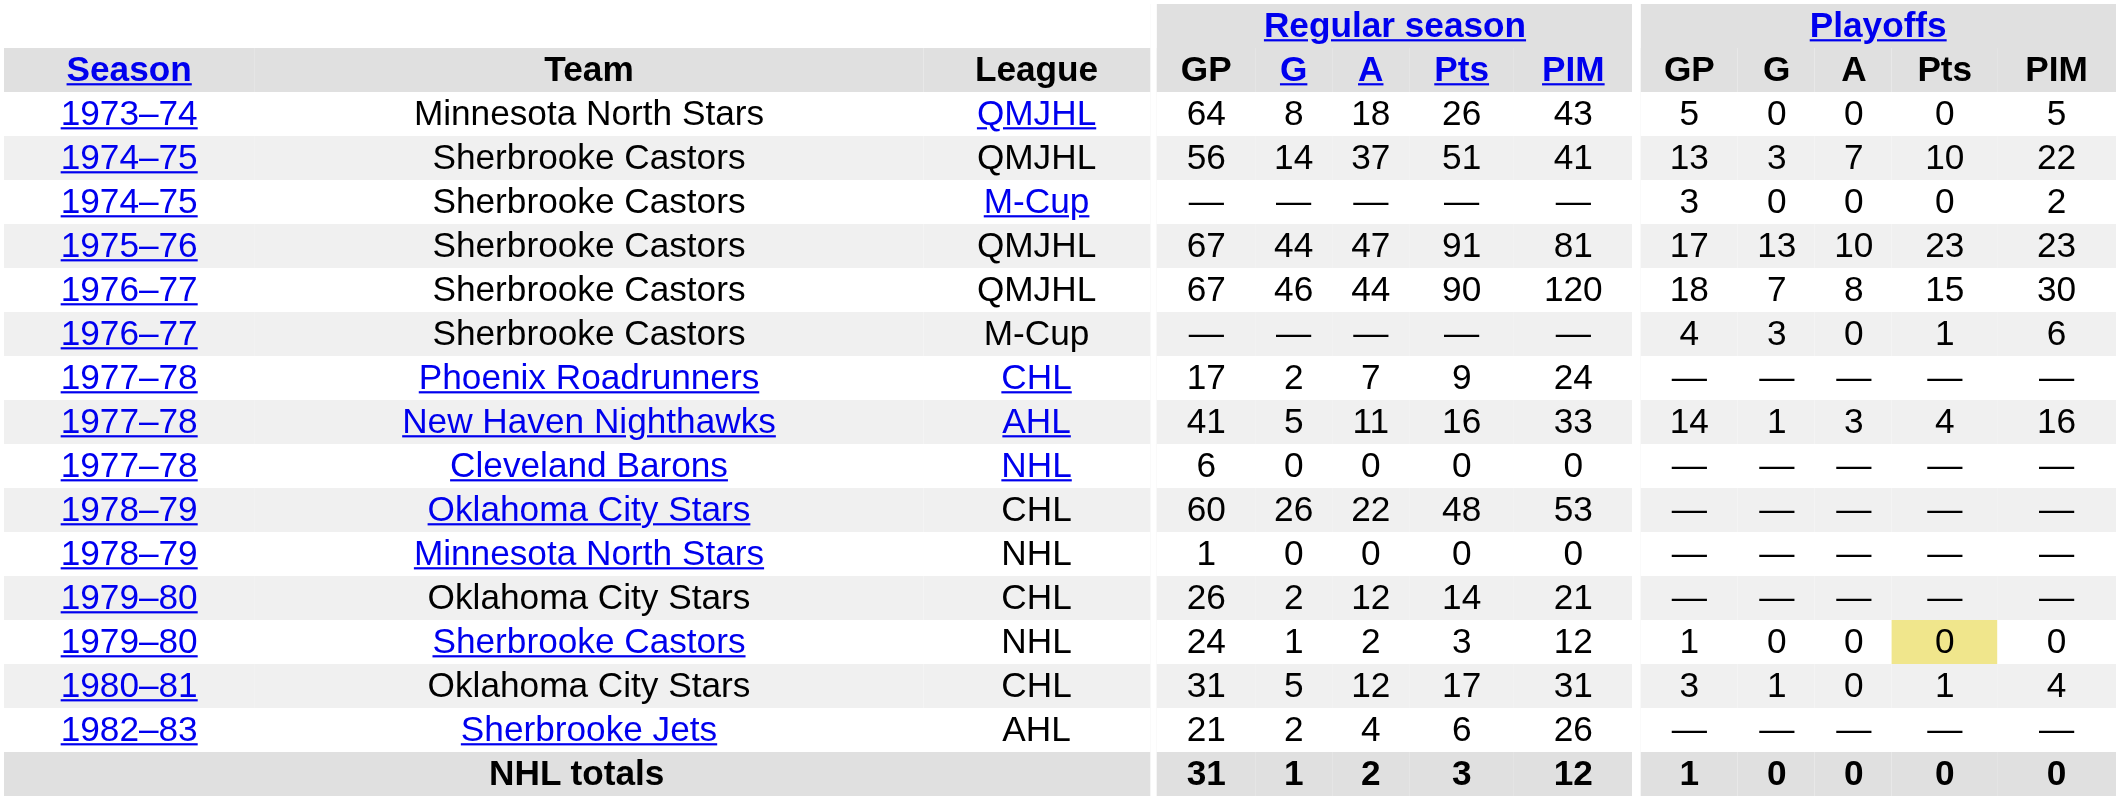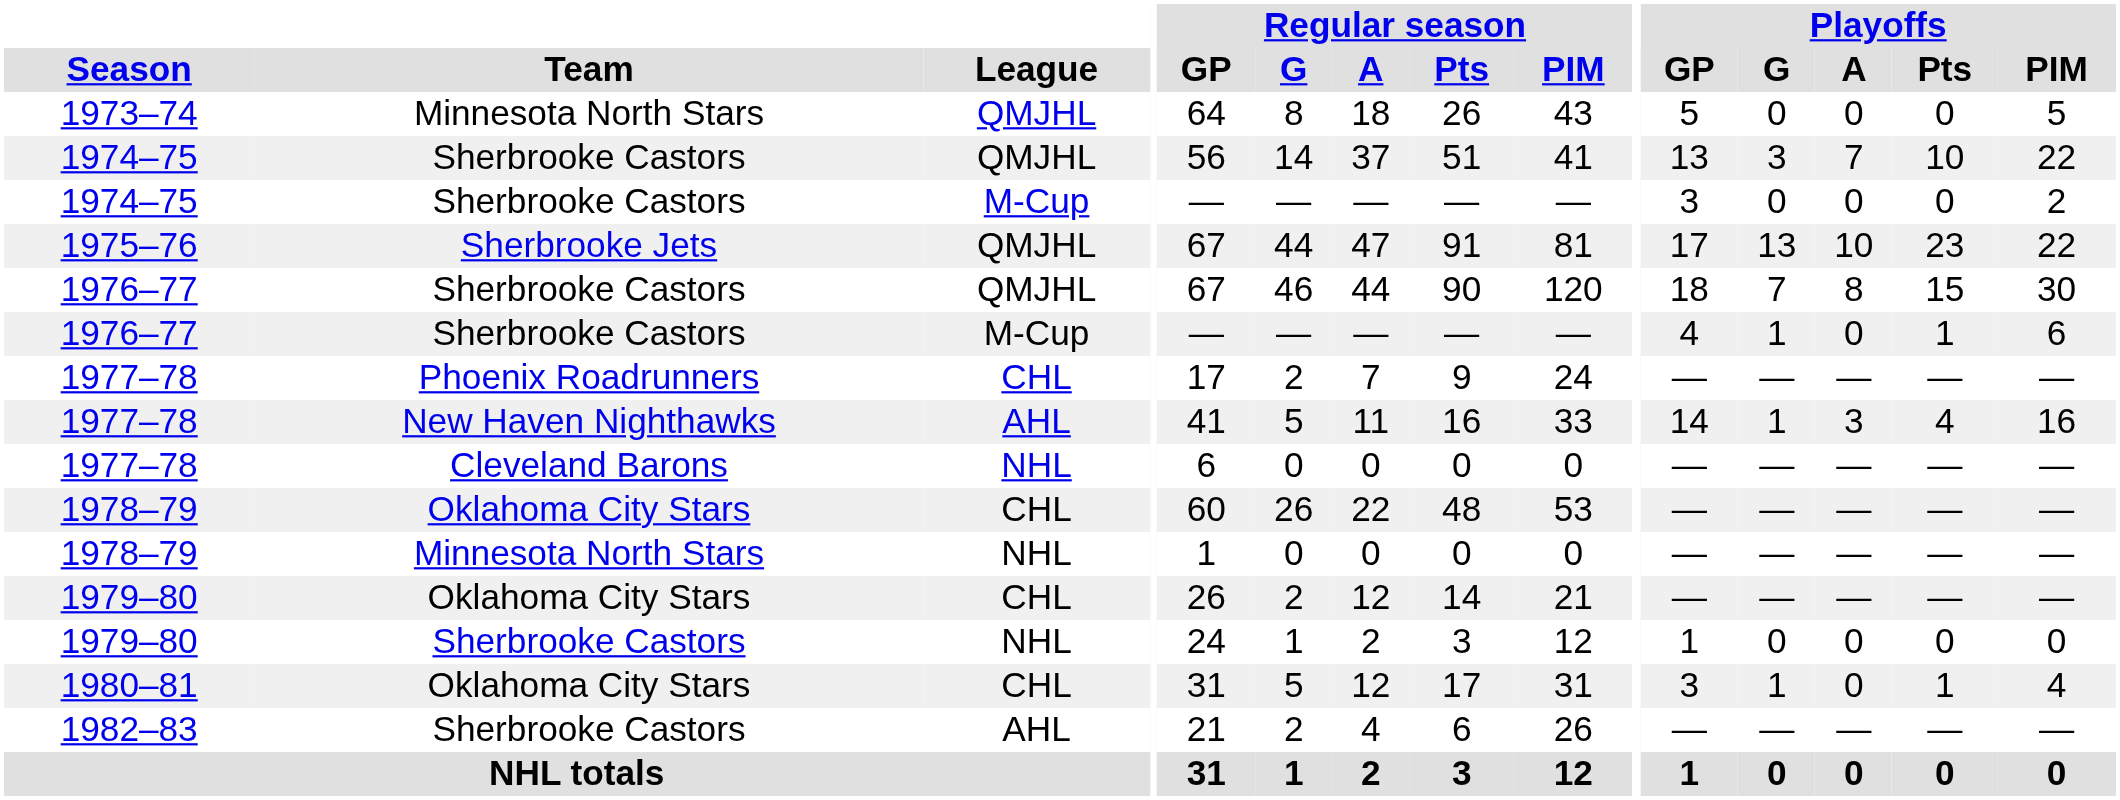(589, 245) Sherbrooke Castors -> (589, 245) Sherbrooke Jets
(2057, 245) 23 -> (2057, 245) 22
(1777, 333) 3 -> (1777, 333) 1
(1945, 641) khaki background -> (1945, 641) no background
(589, 729) Sherbrooke Jets -> (589, 729) Sherbrooke Castors
